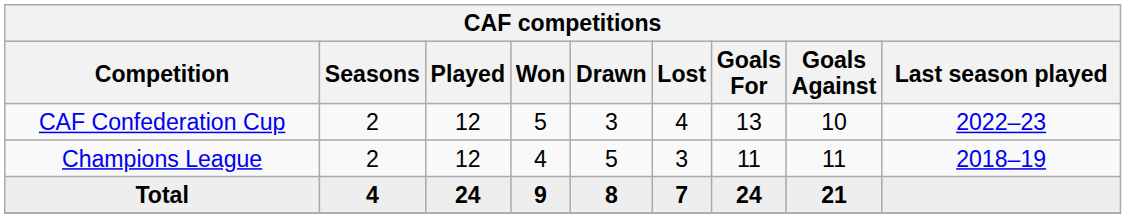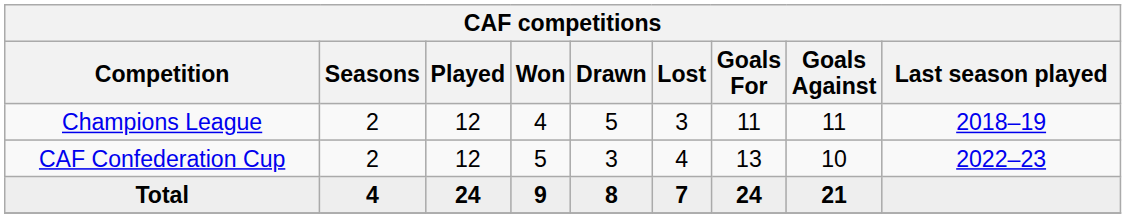rows swapped: (162, 159) <-> (162, 122)
